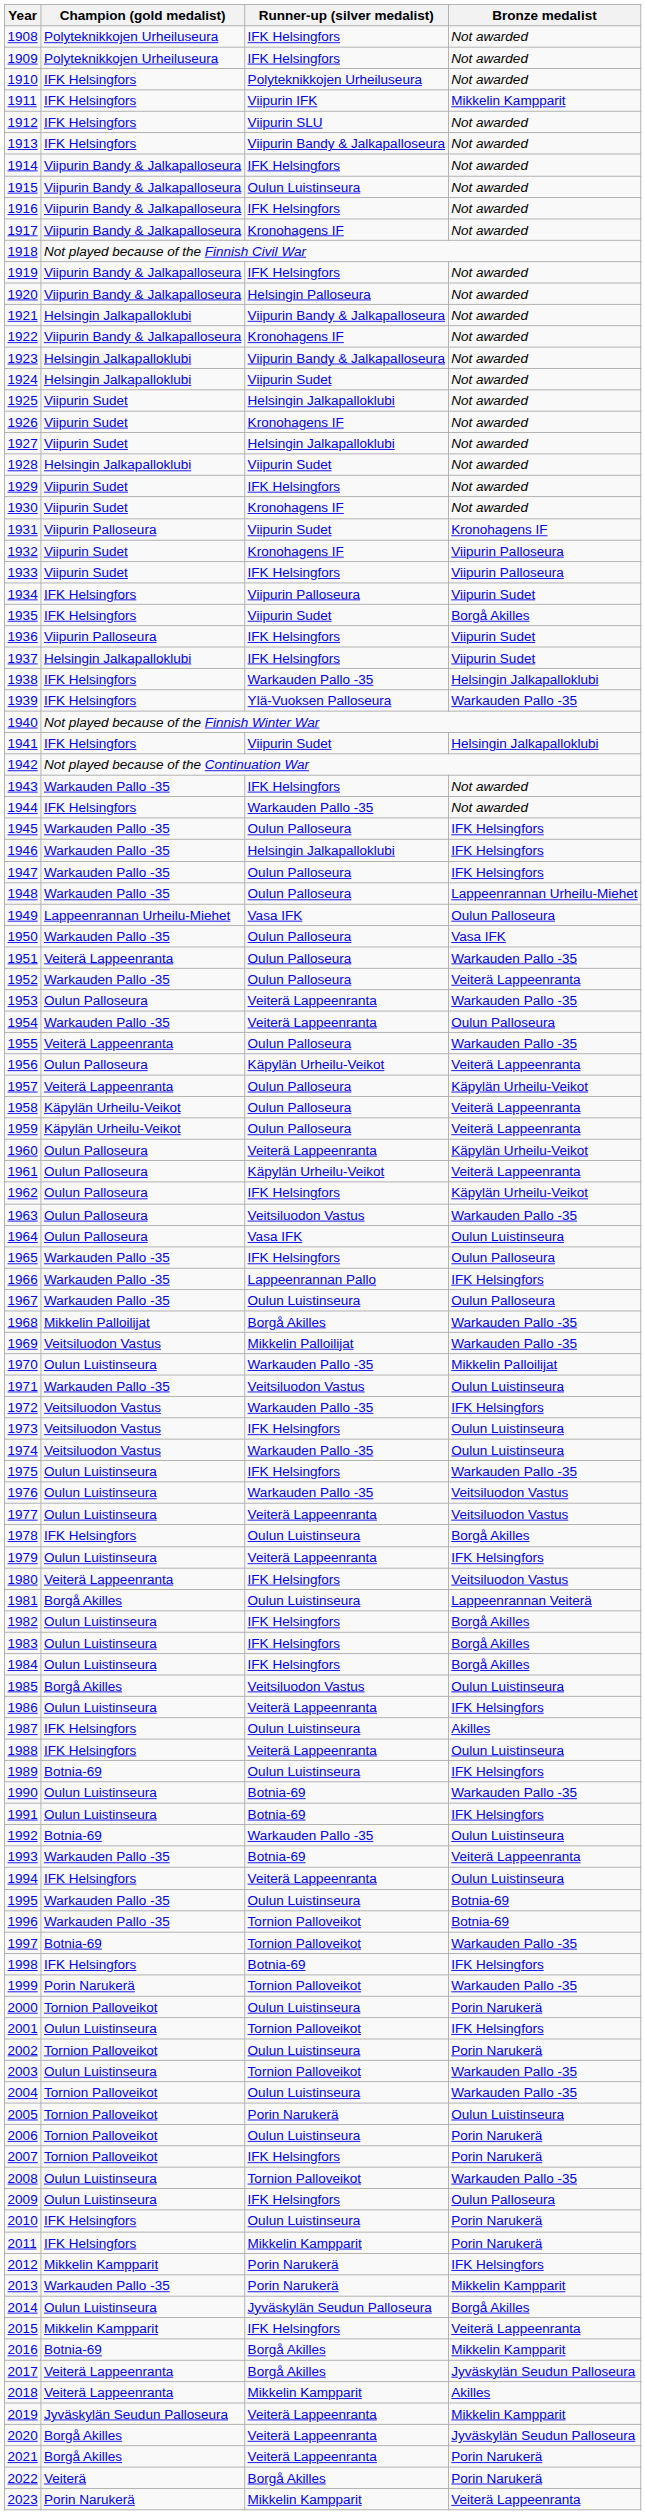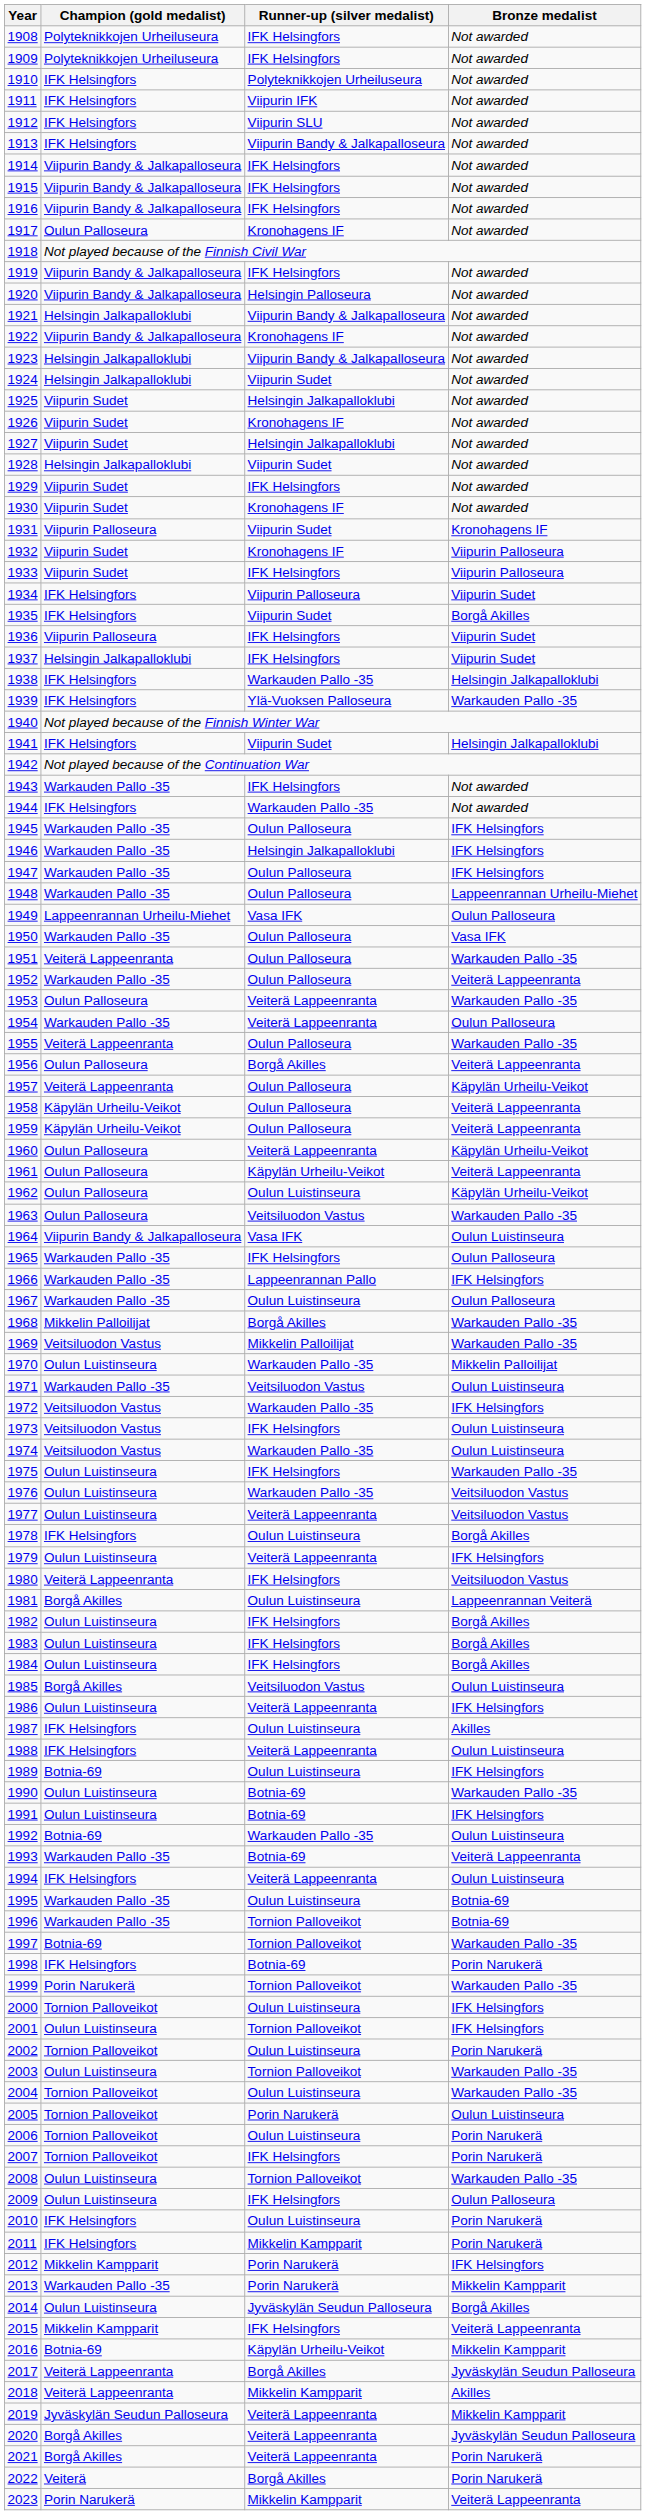(508, 101) Mikkelin Kampparit -> (490, 101) Not awarded
(304, 187) Oulun Luistinseura -> (294, 187) IFK Helsingfors
(143, 229) Viipurin Bandy & Jalkapalloseura -> (96, 229) Oulun Palloseura
(316, 1065) Käpylän Urheilu-Veikot -> (287, 1065) Borgå Akilles
(294, 1193) IFK Helsingfors -> (304, 1193) Oulun Luistinseura
(96, 1236) Oulun Palloseura -> (143, 1236) Viipurin Bandy & Jalkapalloseura
(497, 1964) IFK Helsingfors -> (497, 1964) Porin Narukerä
(497, 2007) Porin Narukerä -> (497, 2007) IFK Helsingfors
(287, 2350) Borgå Akilles -> (316, 2350) Käpylän Urheilu-Veikot
